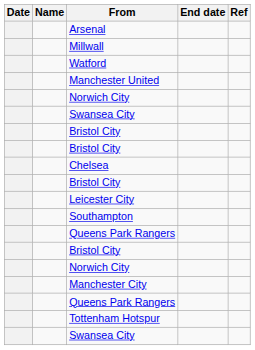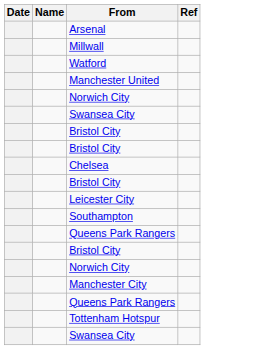- column: (203, 13)
